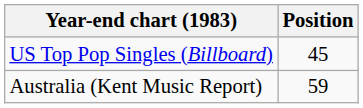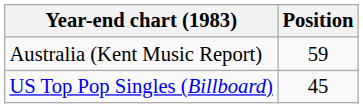rows swapped: (136, 86) <-> (141, 53)
